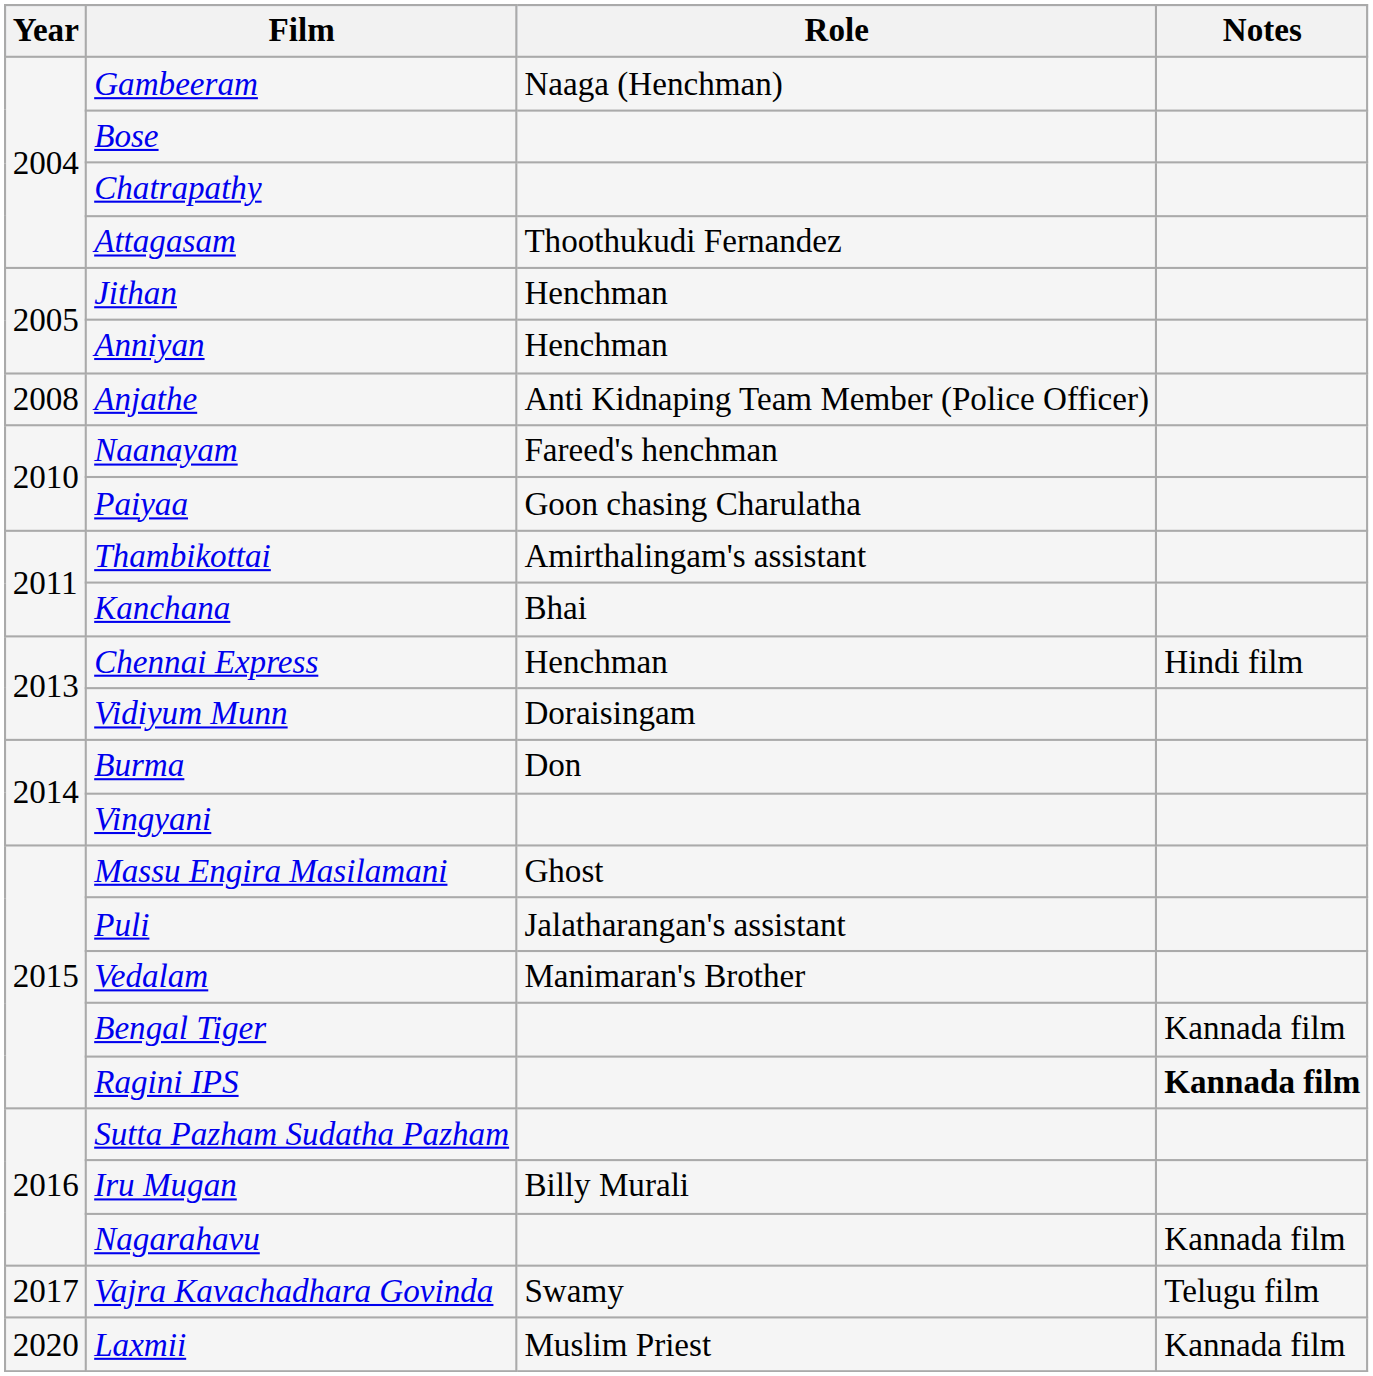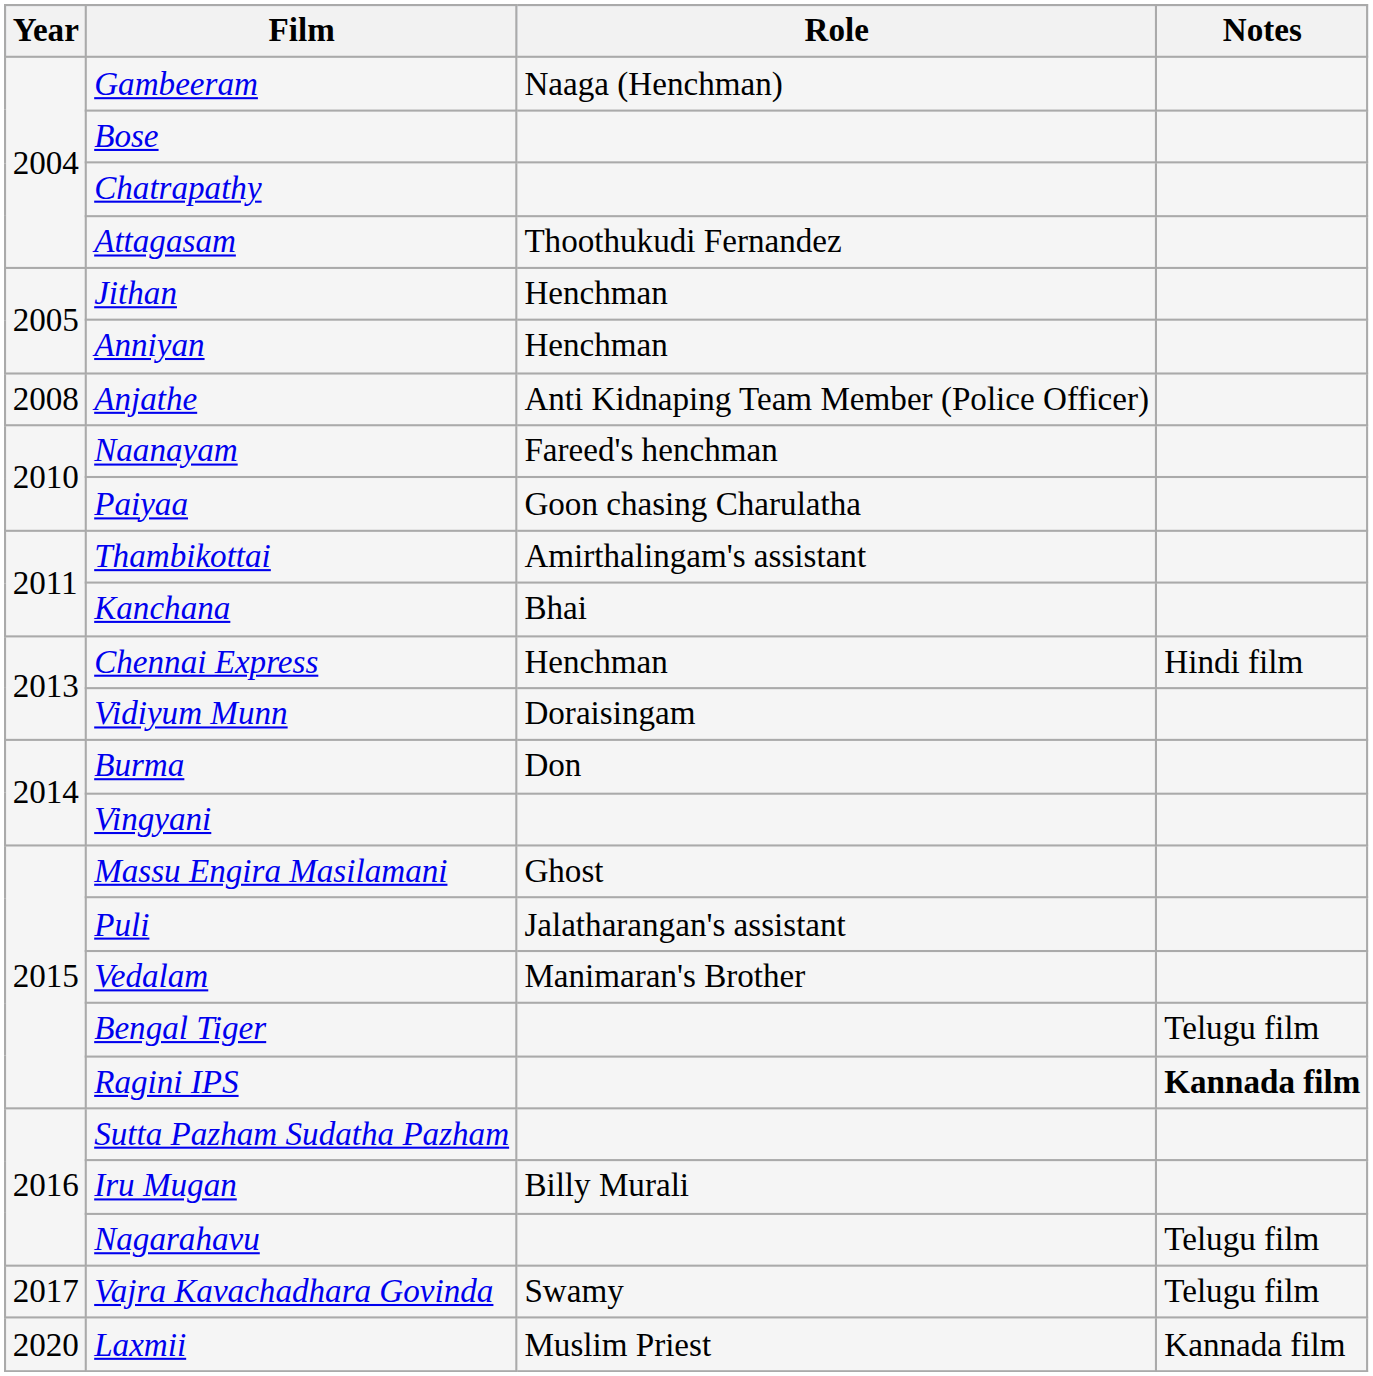(1255, 1028) Kannada film -> (1242, 1028) Telugu film
(1255, 1238) Kannada film -> (1242, 1238) Telugu film
